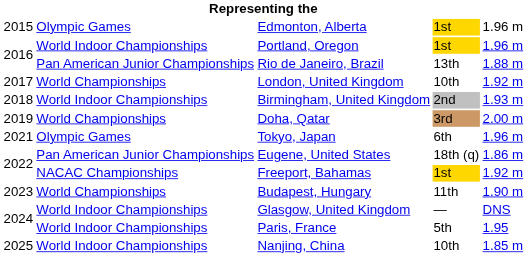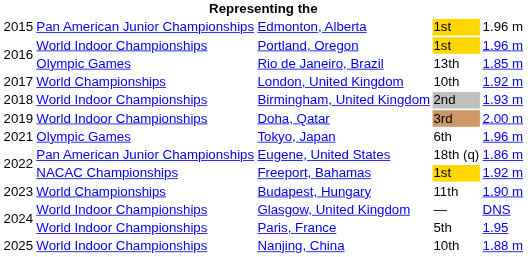(84, 27) Olympic Games -> (145, 27) Pan American Junior Championships
(145, 63) Pan American Junior Championships -> (84, 63) Olympic Games
(503, 63) 1.88 m -> (503, 63) 1.85 m
(101, 118) World Championships -> (122, 118) World Indoor Championships
(503, 246) 1.85 m -> (503, 246) 1.88 m
